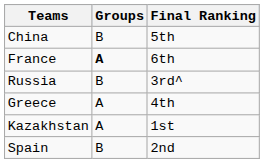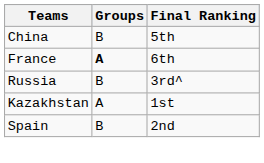- row: (32, 104)
